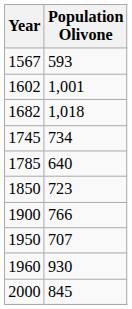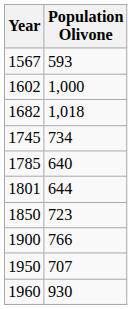(66, 86) 1,001 -> (66, 86) 1,000
+ row: (24, 189)
- row: (24, 291)
